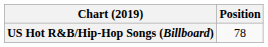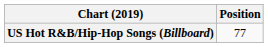(240, 33) 78 -> (240, 33) 77
